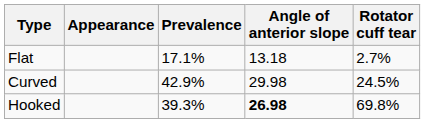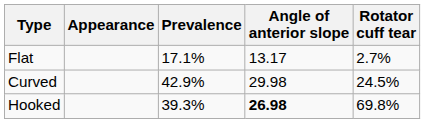(268, 57) 13.18 -> (268, 57) 13.17
